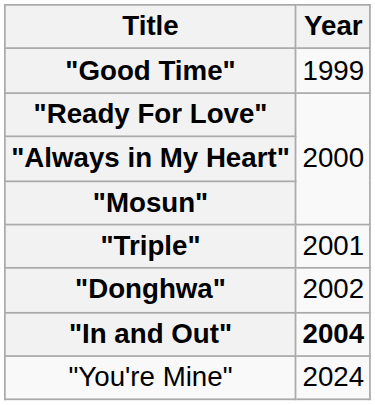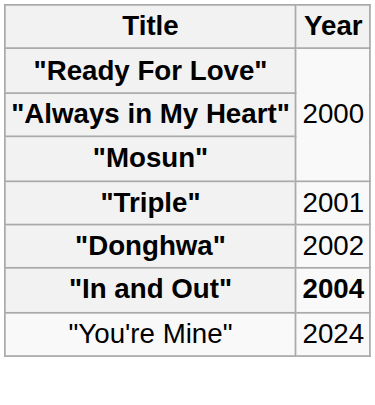- row: (151, 70)
